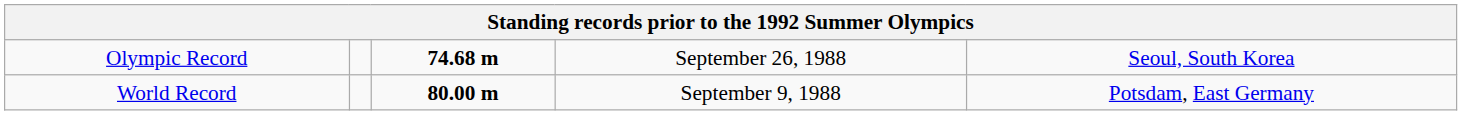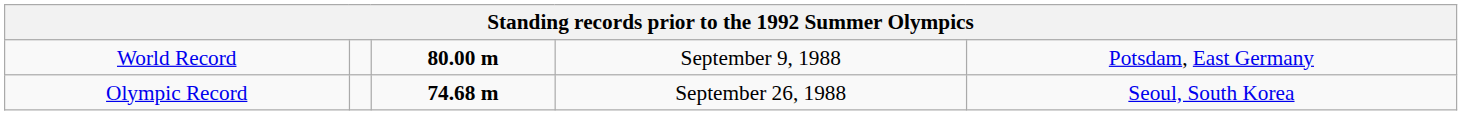rows swapped: (177, 91) <-> (177, 56)
